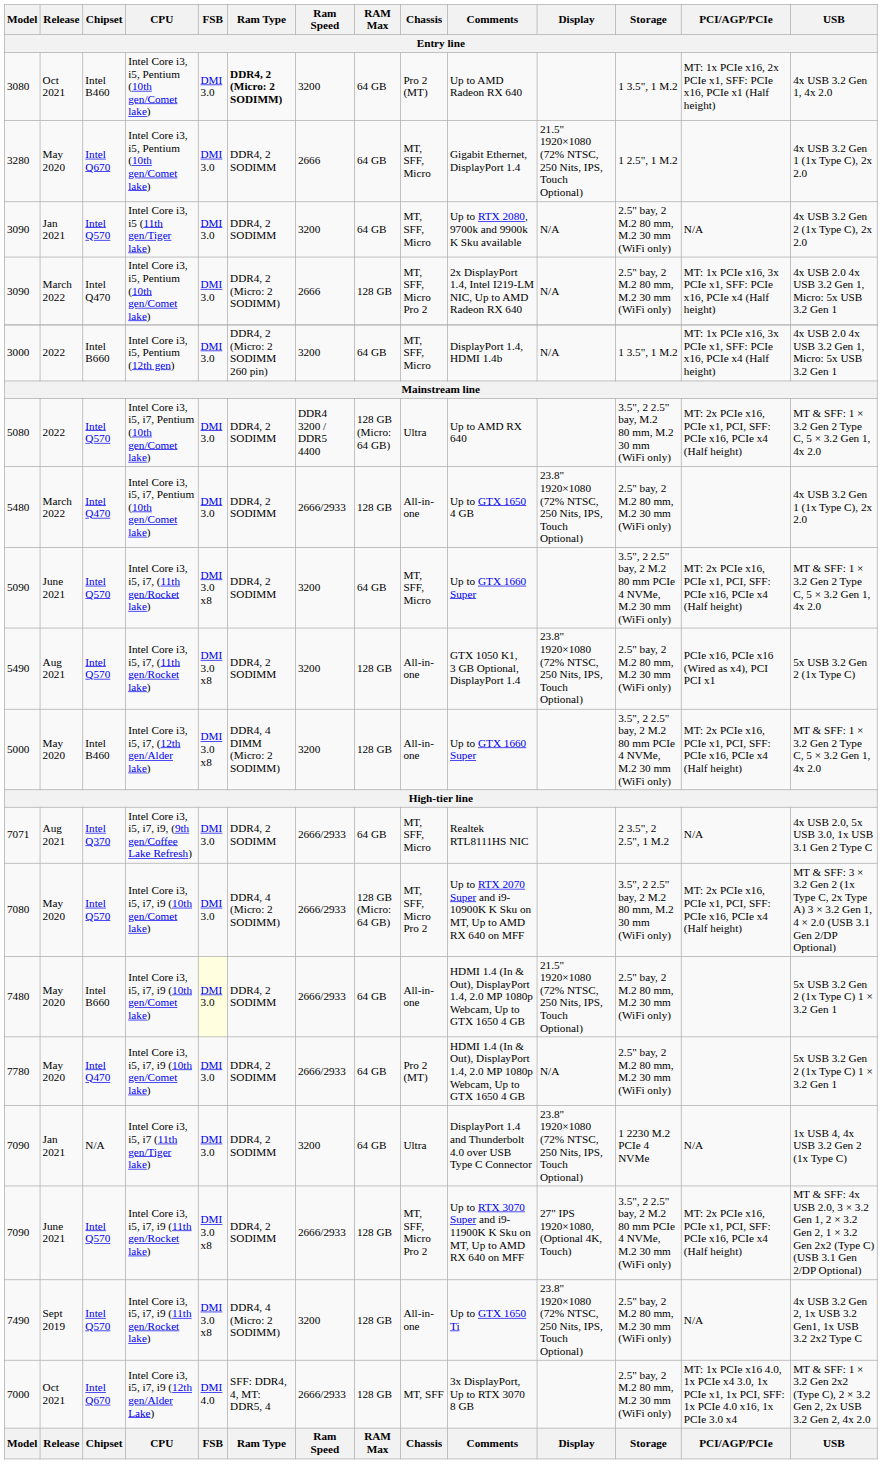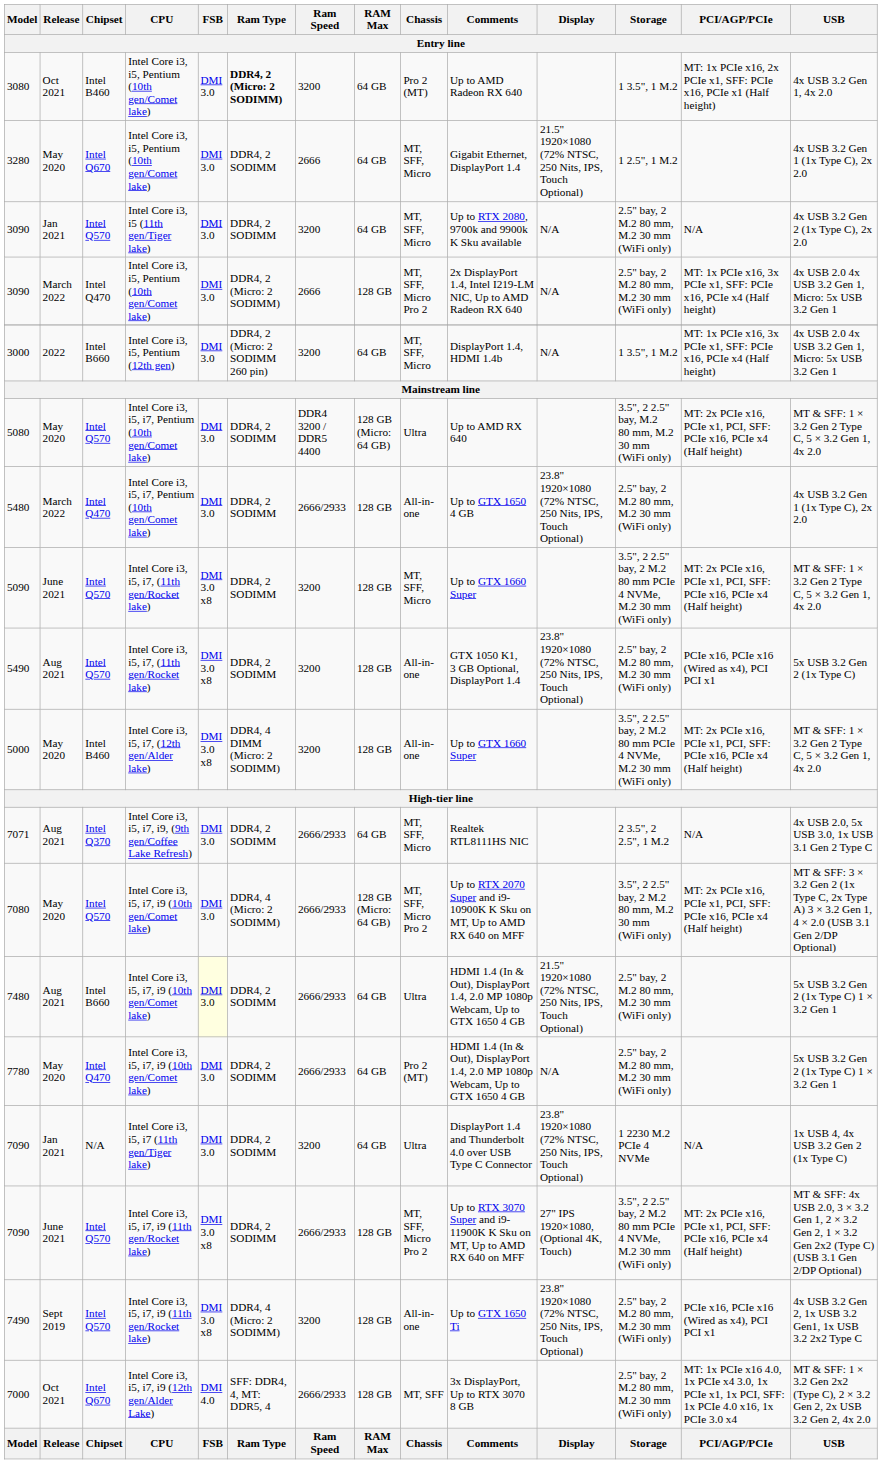(54, 432) 2022 -> (54, 432) May 2020
(372, 587) 64 GB -> (374, 587) 128 GB
(54, 996) May 2020 -> (54, 996) Aug 2021
(419, 996) All-in-one -> (415, 996) Ultra
(693, 1319) N/A -> (729, 1319) PCIe x16, PCIe x16 (Wired as x4), PCI PCI x1
